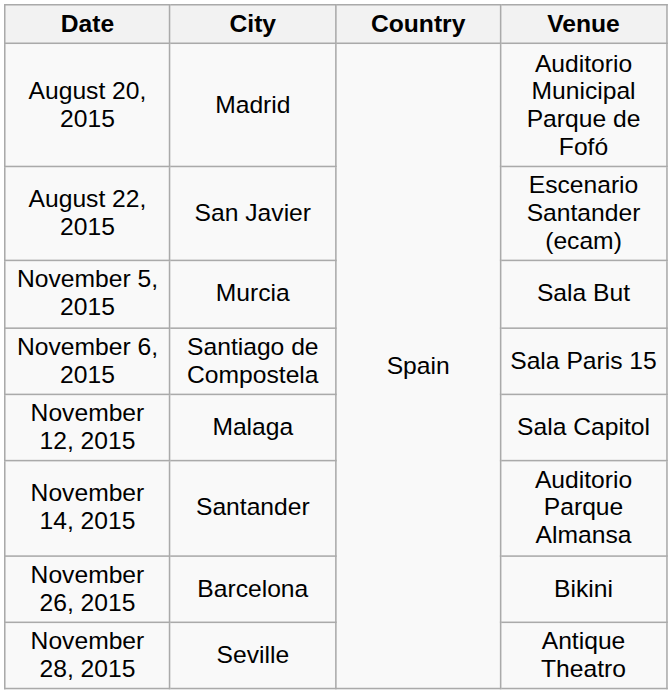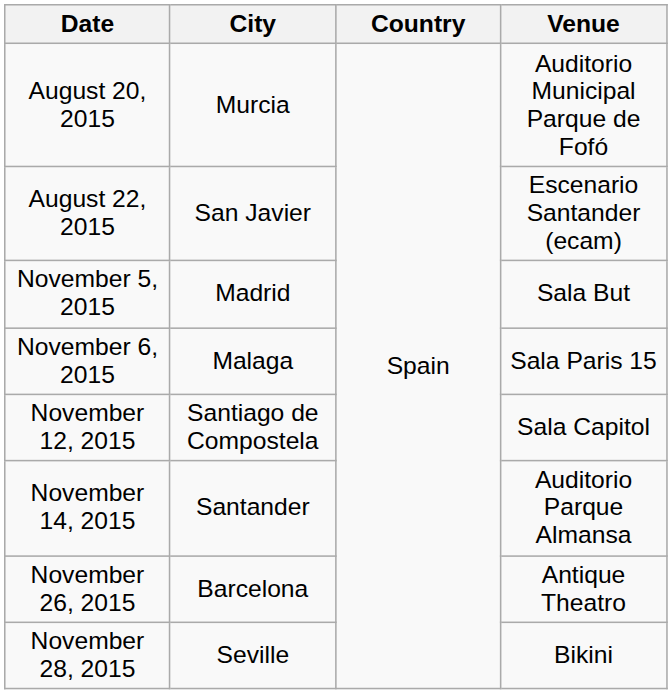(253, 104) Madrid -> (253, 104) Murcia
(253, 293) Murcia -> (253, 293) Madrid
(253, 360) Santiago de Compostela -> (253, 360) Malaga
(253, 427) Malaga -> (253, 427) Santiago de Compostela
(584, 588) Bikini -> (584, 588) Antique Theatro
(584, 655) Antique Theatro -> (584, 655) Bikini
